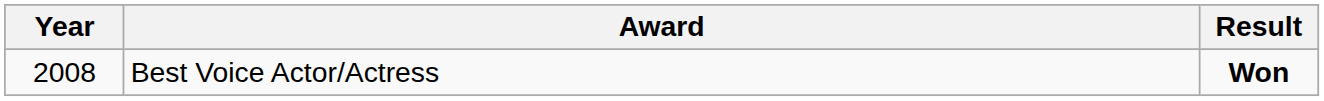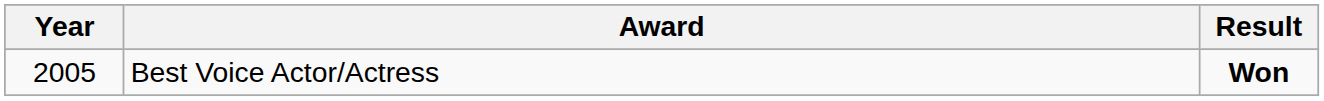(65, 71) 2008 -> (65, 71) 2005
